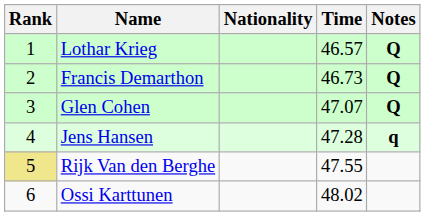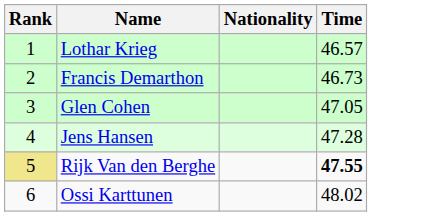- column: (394, 19)
(342, 107) 47.07 -> (342, 107) 47.05
(342, 166) normal -> (342, 166) bold
